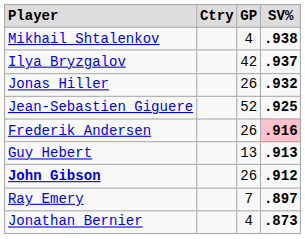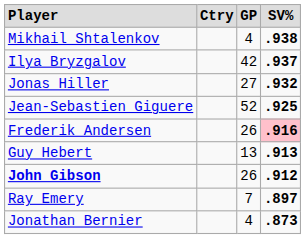(249, 85) 26 -> (249, 85) 27
